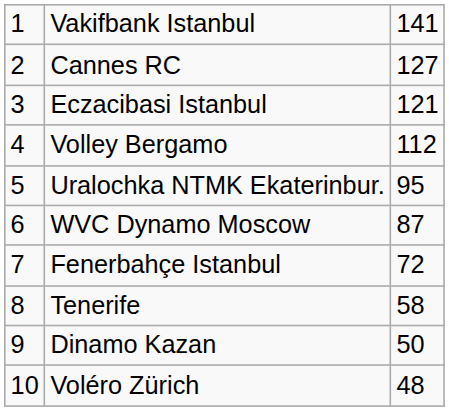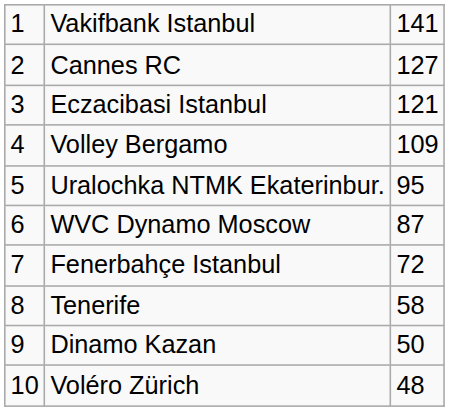(417, 144) 112 -> (418, 144) 109
